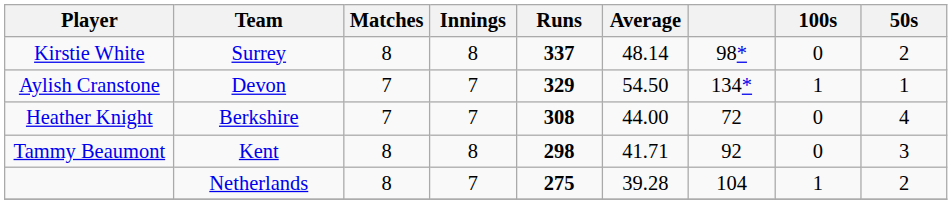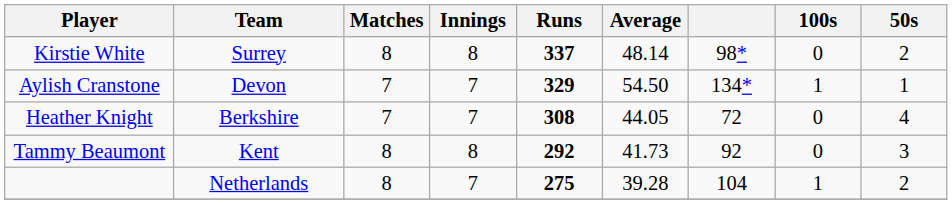(645, 118) 44.00 -> (645, 118) 44.05
(559, 150) 298 -> (559, 150) 292
(645, 150) 41.71 -> (645, 150) 41.73
